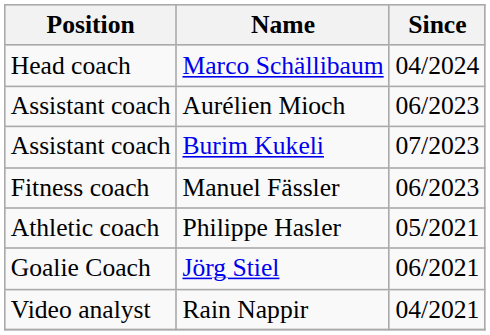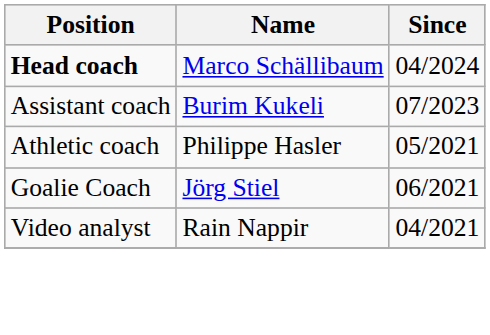(71, 65) normal -> (74, 65) bold
- row: (264, 106)
- row: (261, 187)
